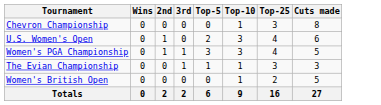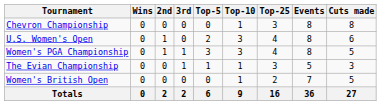+ column: (309, 11)
